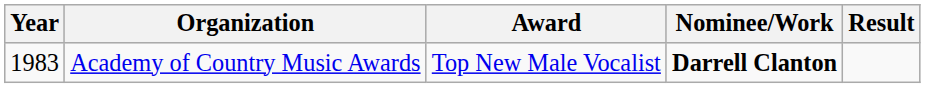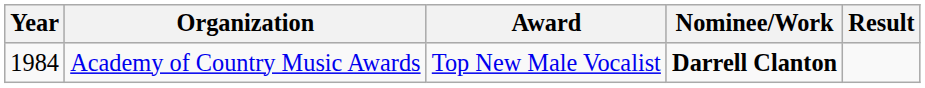(35, 62) 1983 -> (35, 62) 1984
